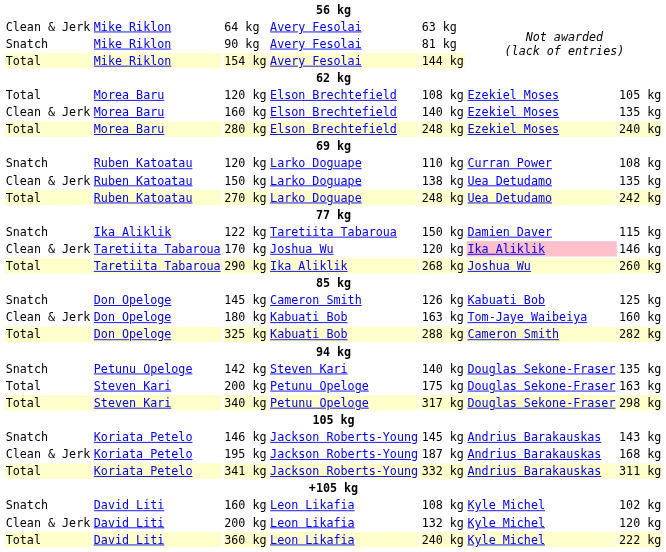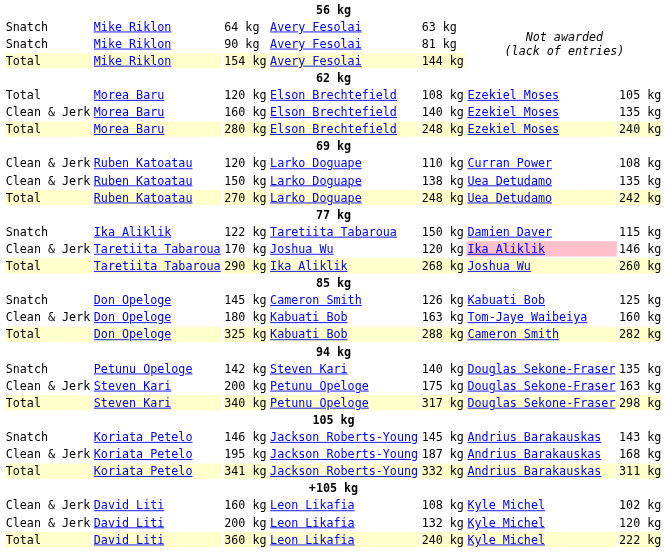(48, 27) Clean & Jerk -> (27, 27) Snatch
(27, 163) Snatch -> (48, 163) Clean & Jerk
(23, 386) Total -> (48, 386) Clean & Jerk
(27, 505) Snatch -> (48, 505) Clean & Jerk
